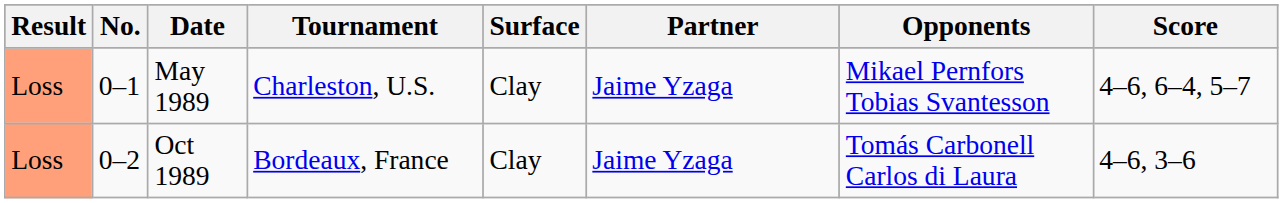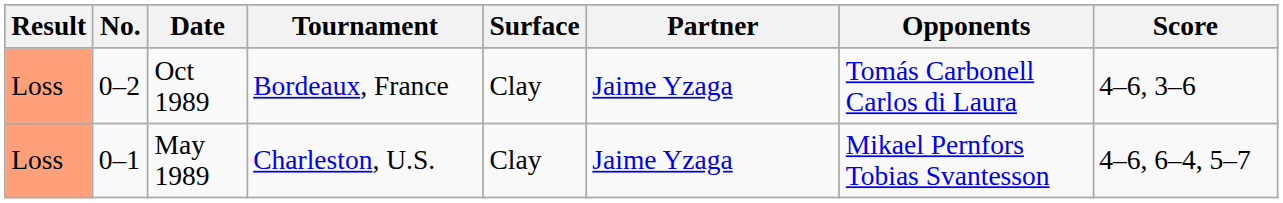rows swapped: (182, 85) <-> (182, 160)
